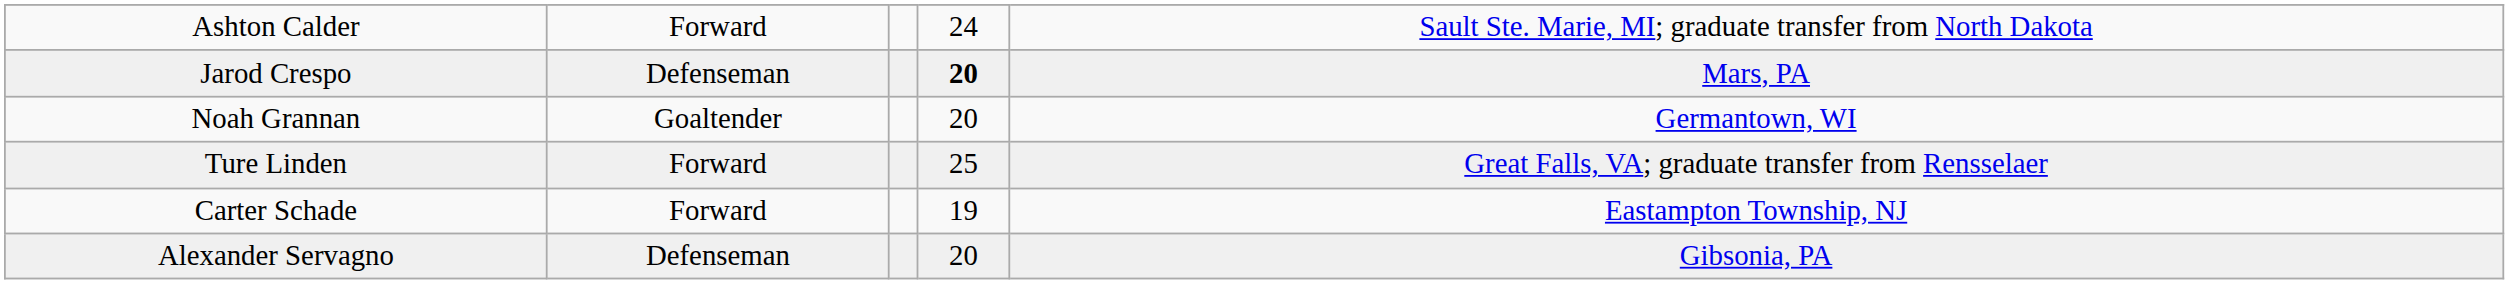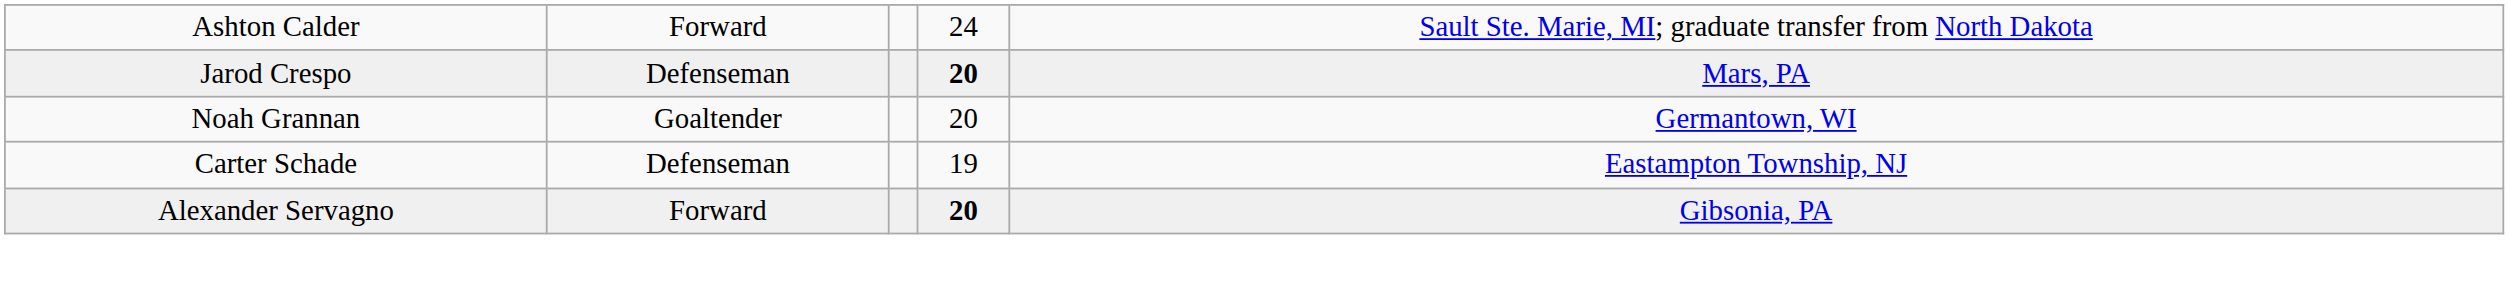- row: (276, 164)
(718, 210) Forward -> (718, 164) Defenseman
(718, 255) Defenseman -> (718, 210) Forward
(964, 255) normal -> (964, 210) bold
